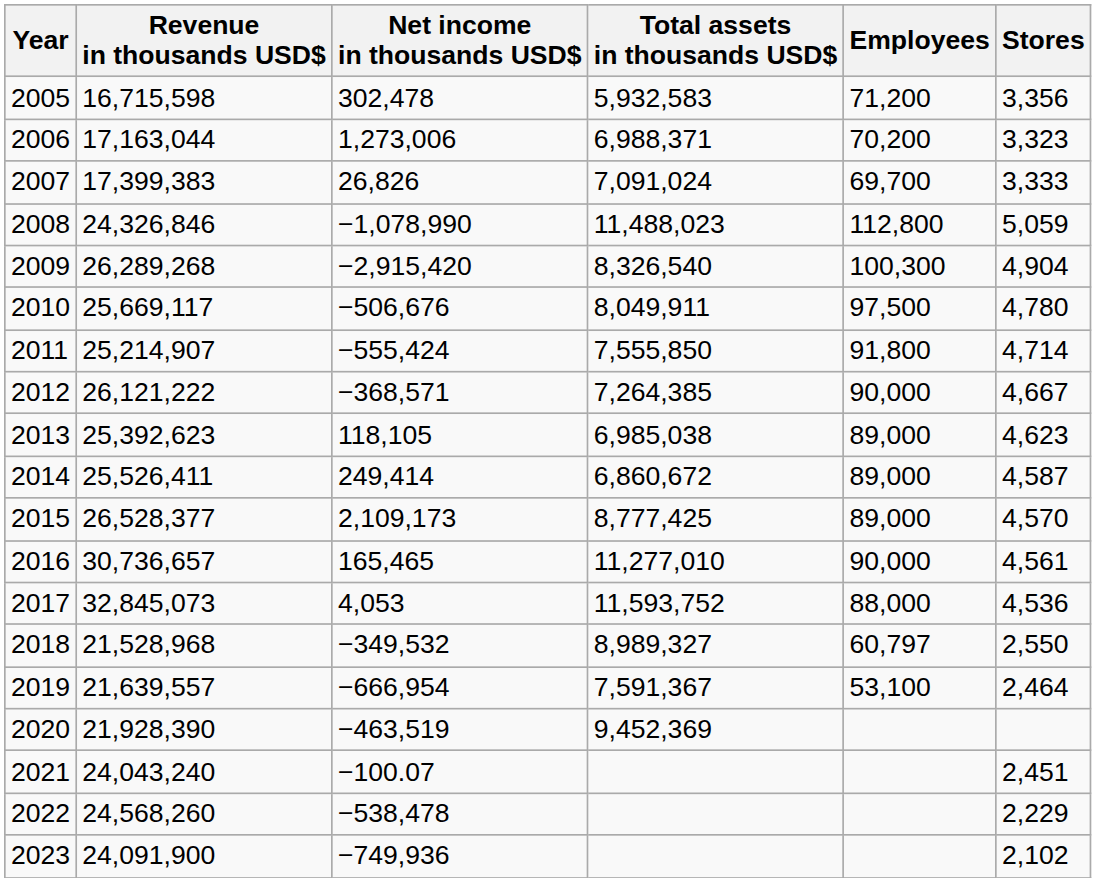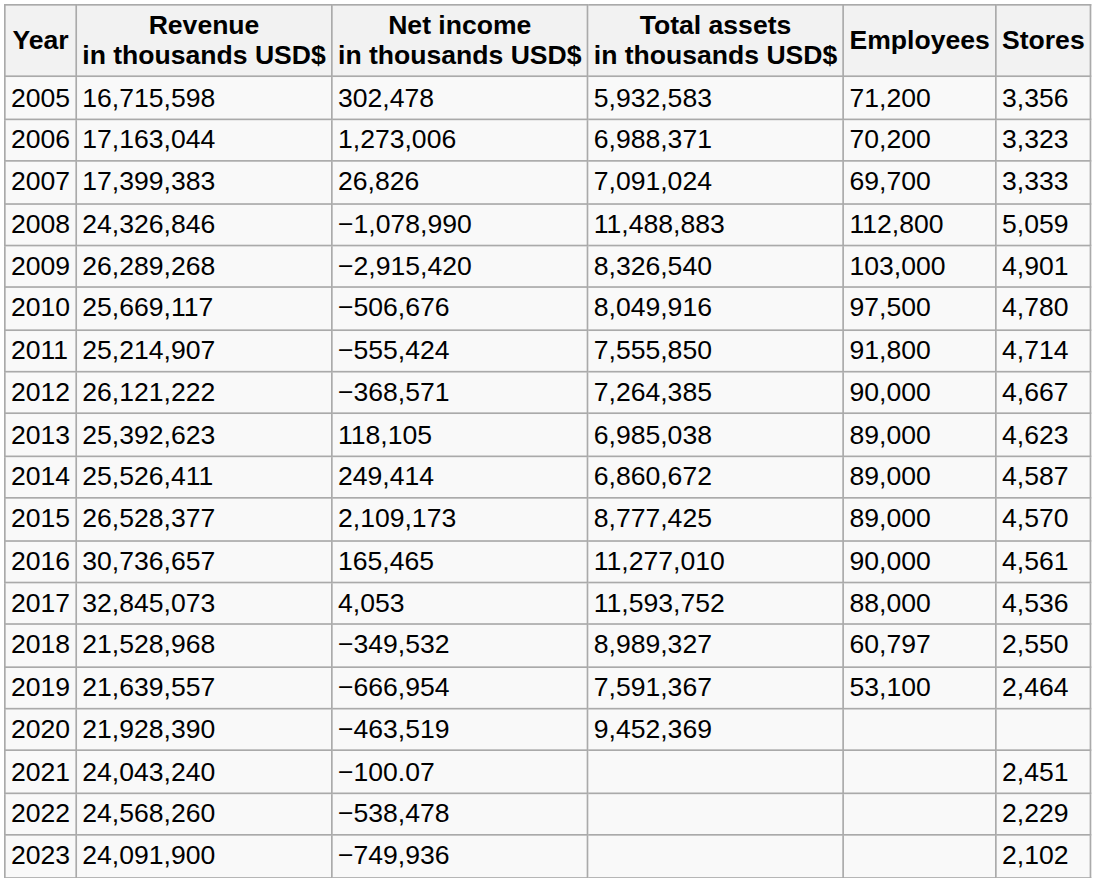(659, 223) 11,488,023 -> (659, 223) 11,488,883
(898, 266) 100,300 -> (898, 266) 103,000
(1035, 266) 4,904 -> (1035, 266) 4,901
(652, 308) 8,049,911 -> (653, 308) 8,049,916
